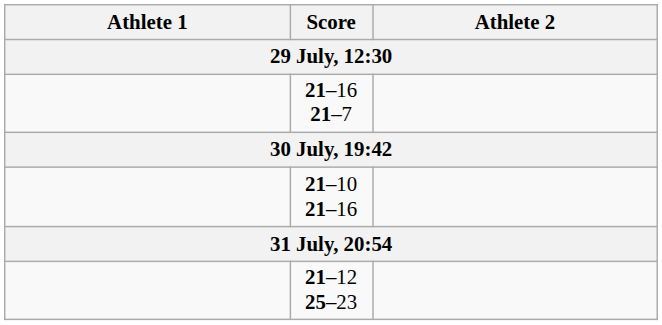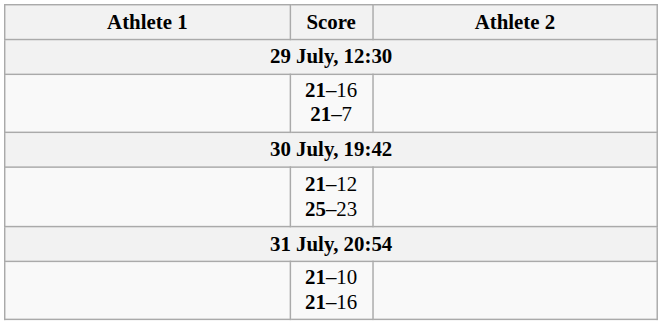rows swapped: (331, 196) <-> (331, 290)
